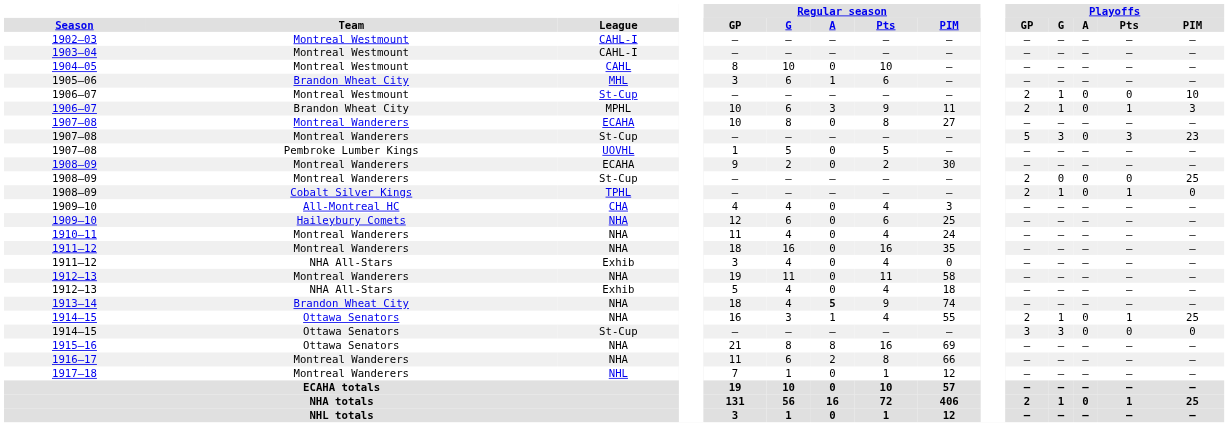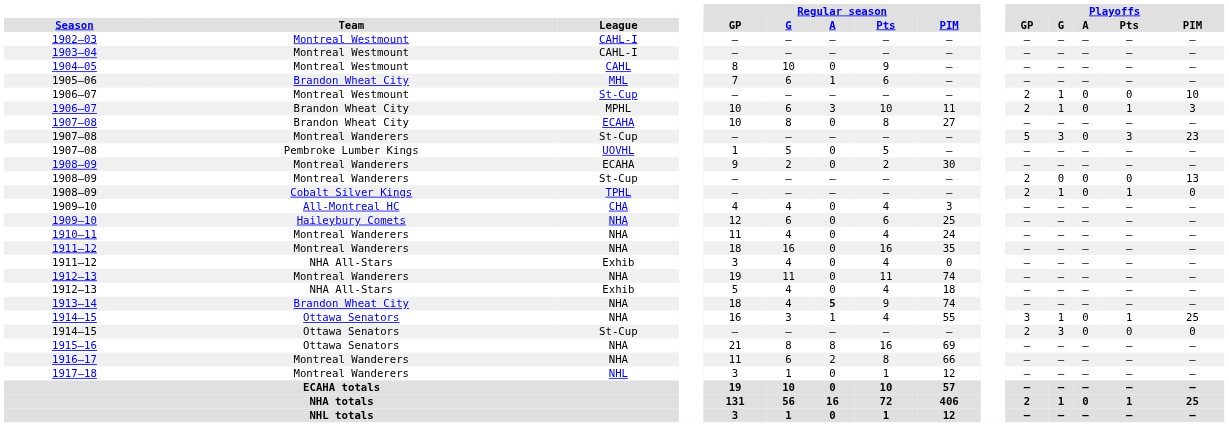(886, 67) 10 -> (886, 67) 9
(735, 81) 3 -> (735, 81) 7
(886, 109) 9 -> (886, 109) 10
(351, 122) Montreal Wanderers -> (351, 122) Brandon Wheat City
(1192, 178) 25 -> (1192, 178) 13
(949, 276) 58 -> (949, 276) 74
(1027, 318) 2 -> (1027, 318) 3
(1027, 332) 3 -> (1027, 332) 2
(735, 373) 7 -> (735, 373) 3
